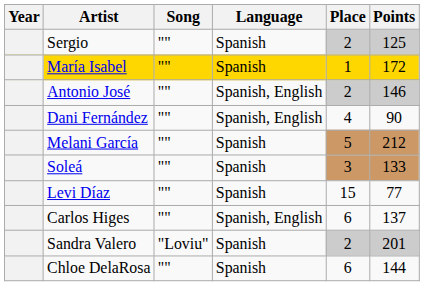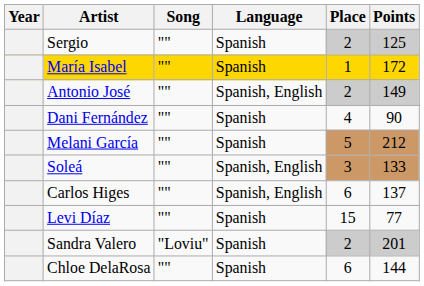(394, 92) 146 -> (394, 92) 149
(269, 117) Spanish, English -> (241, 117) Spanish
(241, 167) Spanish -> (269, 167) Spanish, English
rows swapped: (79, 192) <-> (88, 218)
